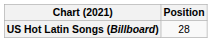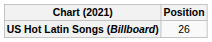(184, 29) 28 -> (184, 29) 26
